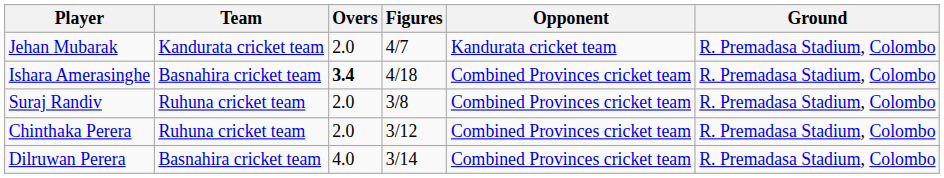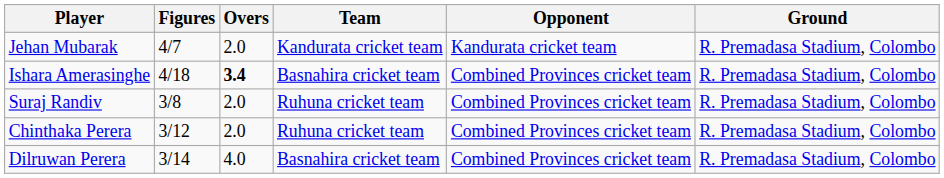columns swapped: (241, 18) <-> (414, 18)
